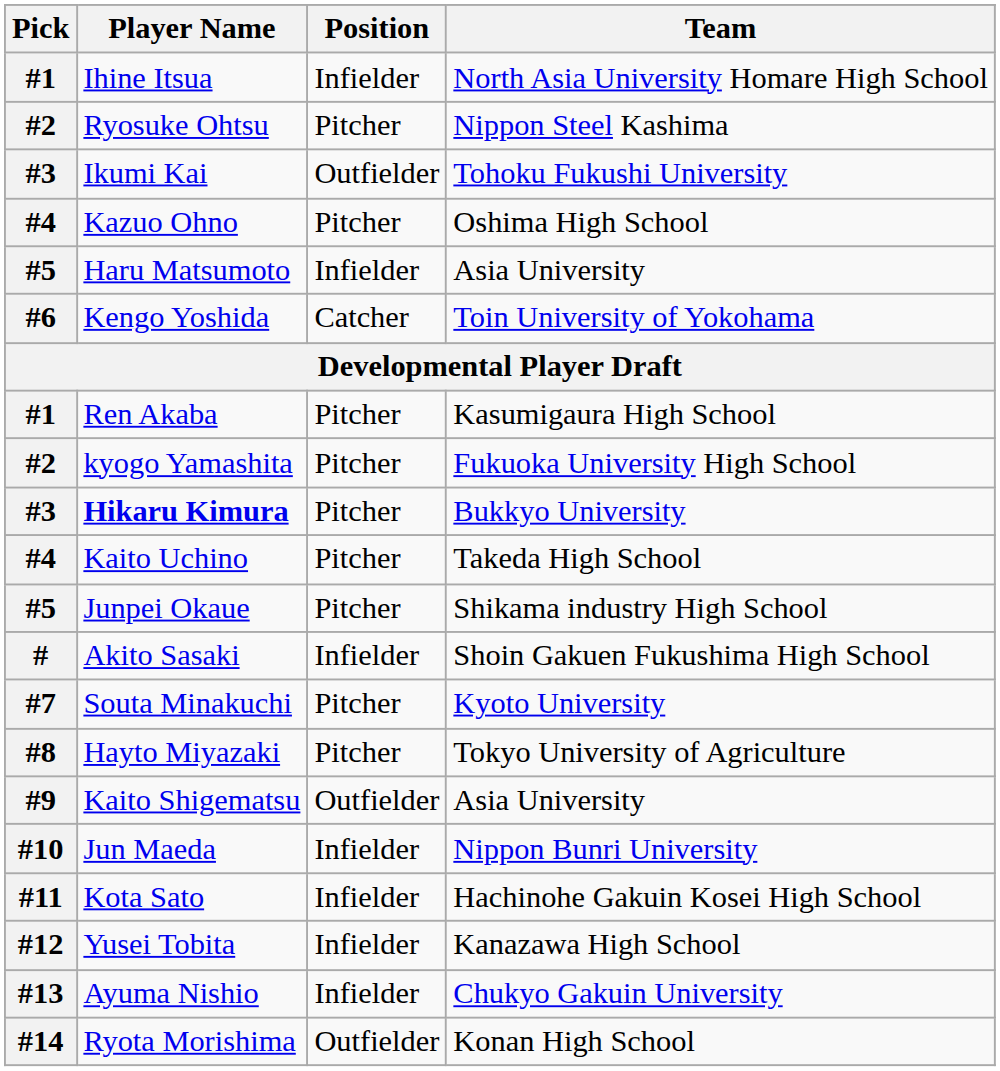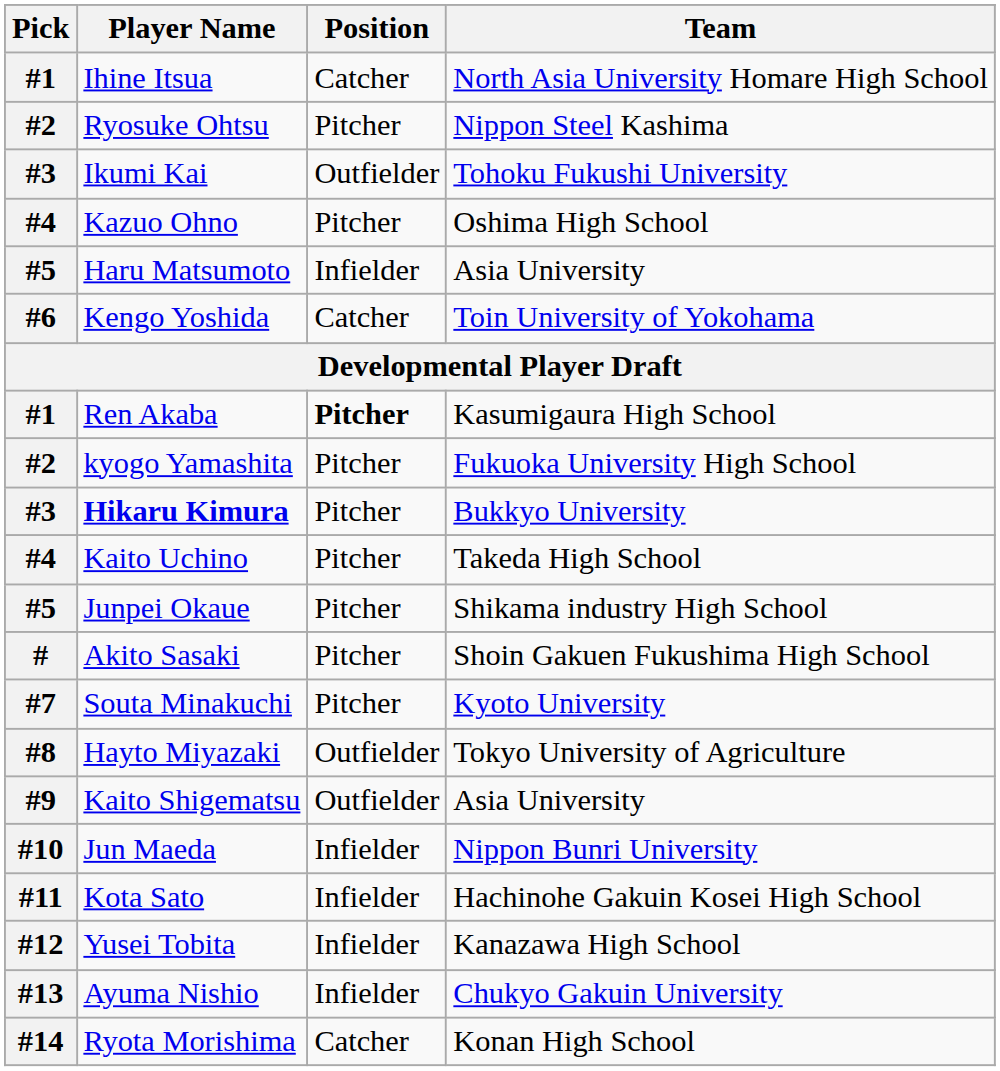(367, 76) Infielder -> (362, 76) Catcher
(357, 414) normal -> (362, 414) bold
(367, 655) Infielder -> (357, 655) Pitcher
(357, 751) Pitcher -> (377, 751) Outfielder
(377, 1041) Outfielder -> (362, 1041) Catcher
